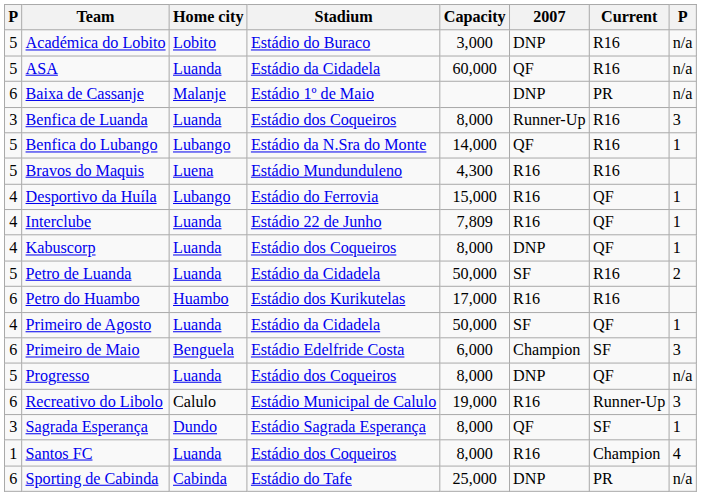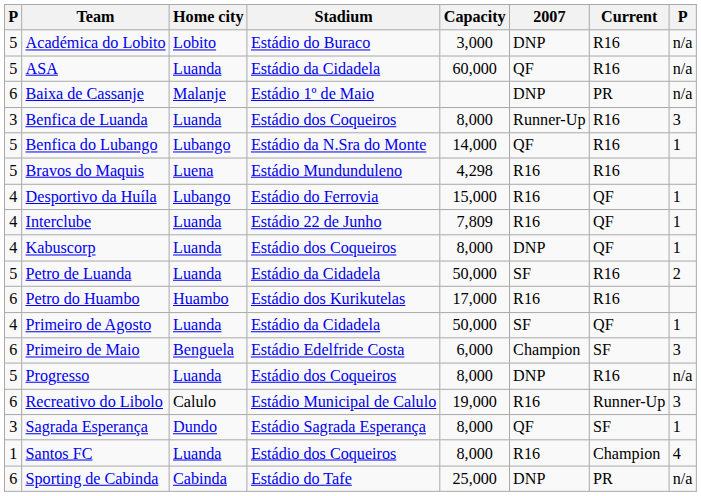(475, 171) 4,300 -> (475, 171) 4,298
(603, 376) QF -> (606, 376) R16
